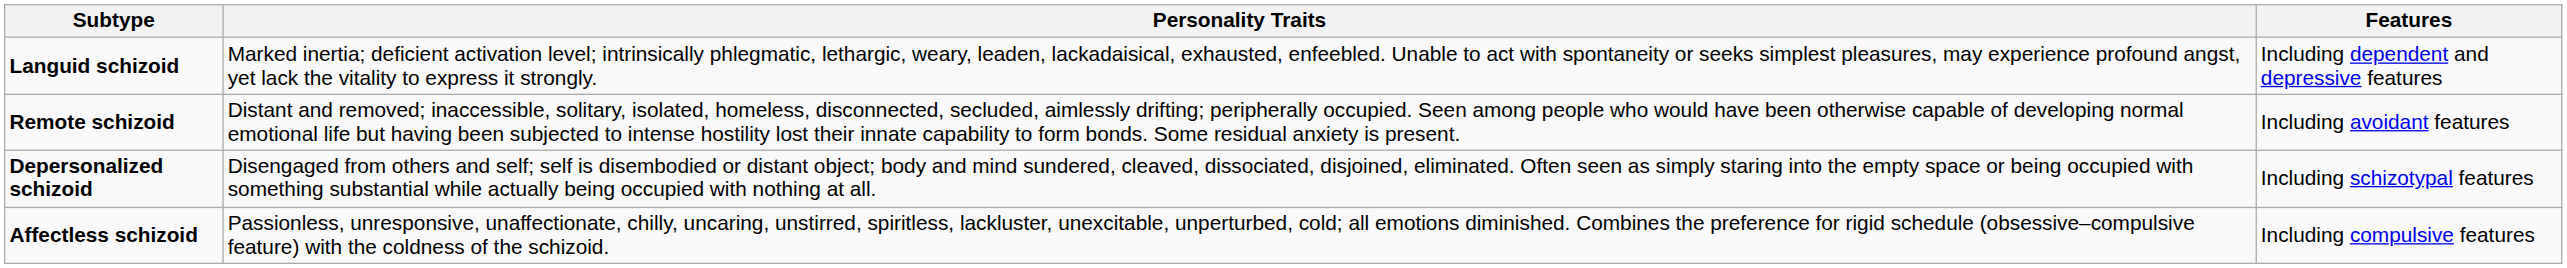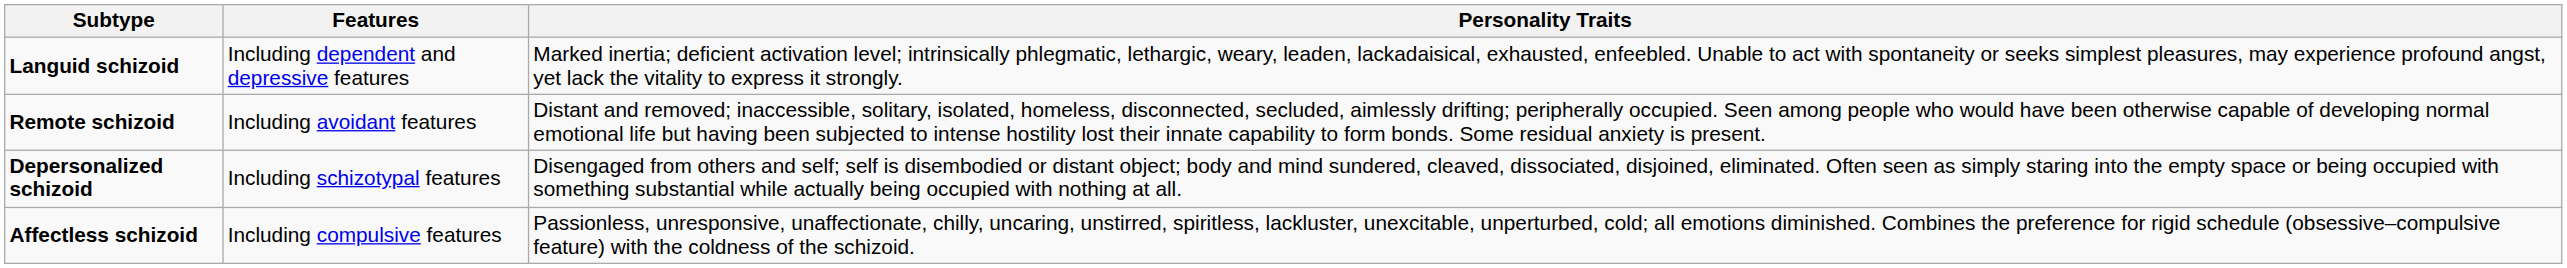columns swapped: (2409, 20) <-> (1239, 20)
